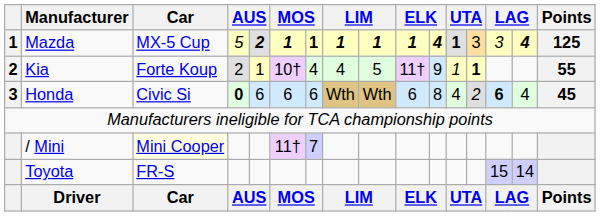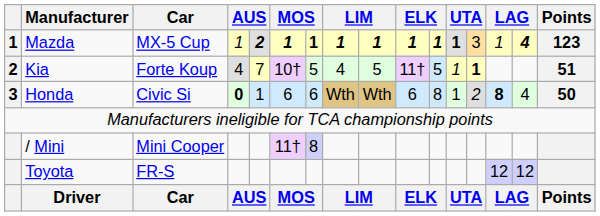(239, 43) 5 -> (239, 43) 1
(438, 43) 4 -> (438, 43) 1
(499, 43) 3 -> (499, 43) 1
(567, 43) 125 -> (567, 43) 123
(239, 69) 2 -> (239, 69) 4
(260, 69) 1 -> (260, 69) 7
(314, 69) 4 -> (314, 69) 5
(438, 69) 9 -> (438, 69) 5
(567, 69) 55 -> (567, 69) 51
(260, 94) 6 -> (260, 94) 1
(456, 94) 4 -> (456, 94) 1
(499, 94) 6 -> (499, 94) 8
(567, 94) 45 -> (567, 94) 50
(180, 146) lightyellow background -> (180, 146) no background
(314, 146) 7 -> (314, 146) 8
(499, 171) 15 -> (499, 171) 12
(525, 171) 14 -> (525, 171) 12
